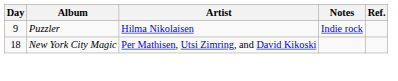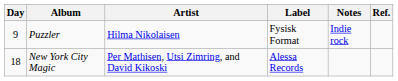+ column: (298, 12)
